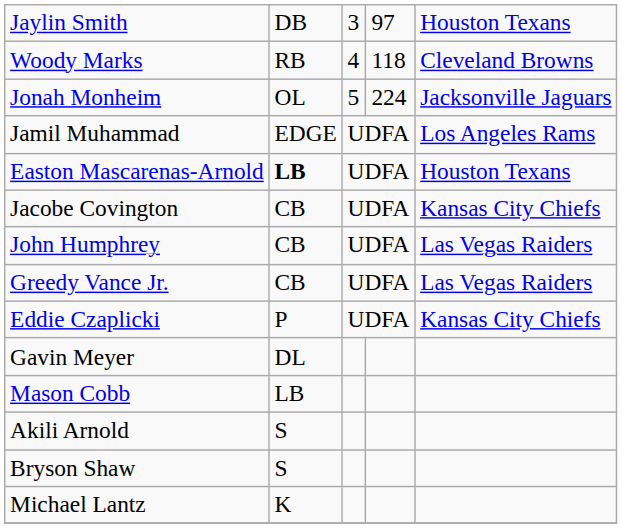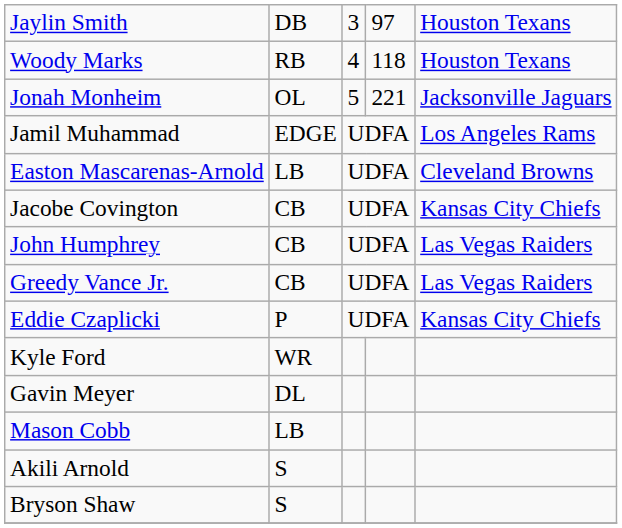(507, 60) Cleveland Browns -> (495, 60) Houston Texans
(389, 97) 224 -> (389, 97) 221
(290, 171) bold -> (289, 171) normal
(495, 171) Houston Texans -> (507, 171) Cleveland Browns
+ row: (58, 356)
- row: (78, 504)
